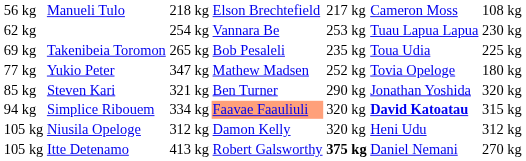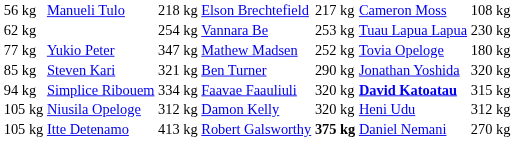- row: (106, 50)
(260, 109) lightsalmon background -> (249, 90) no background
